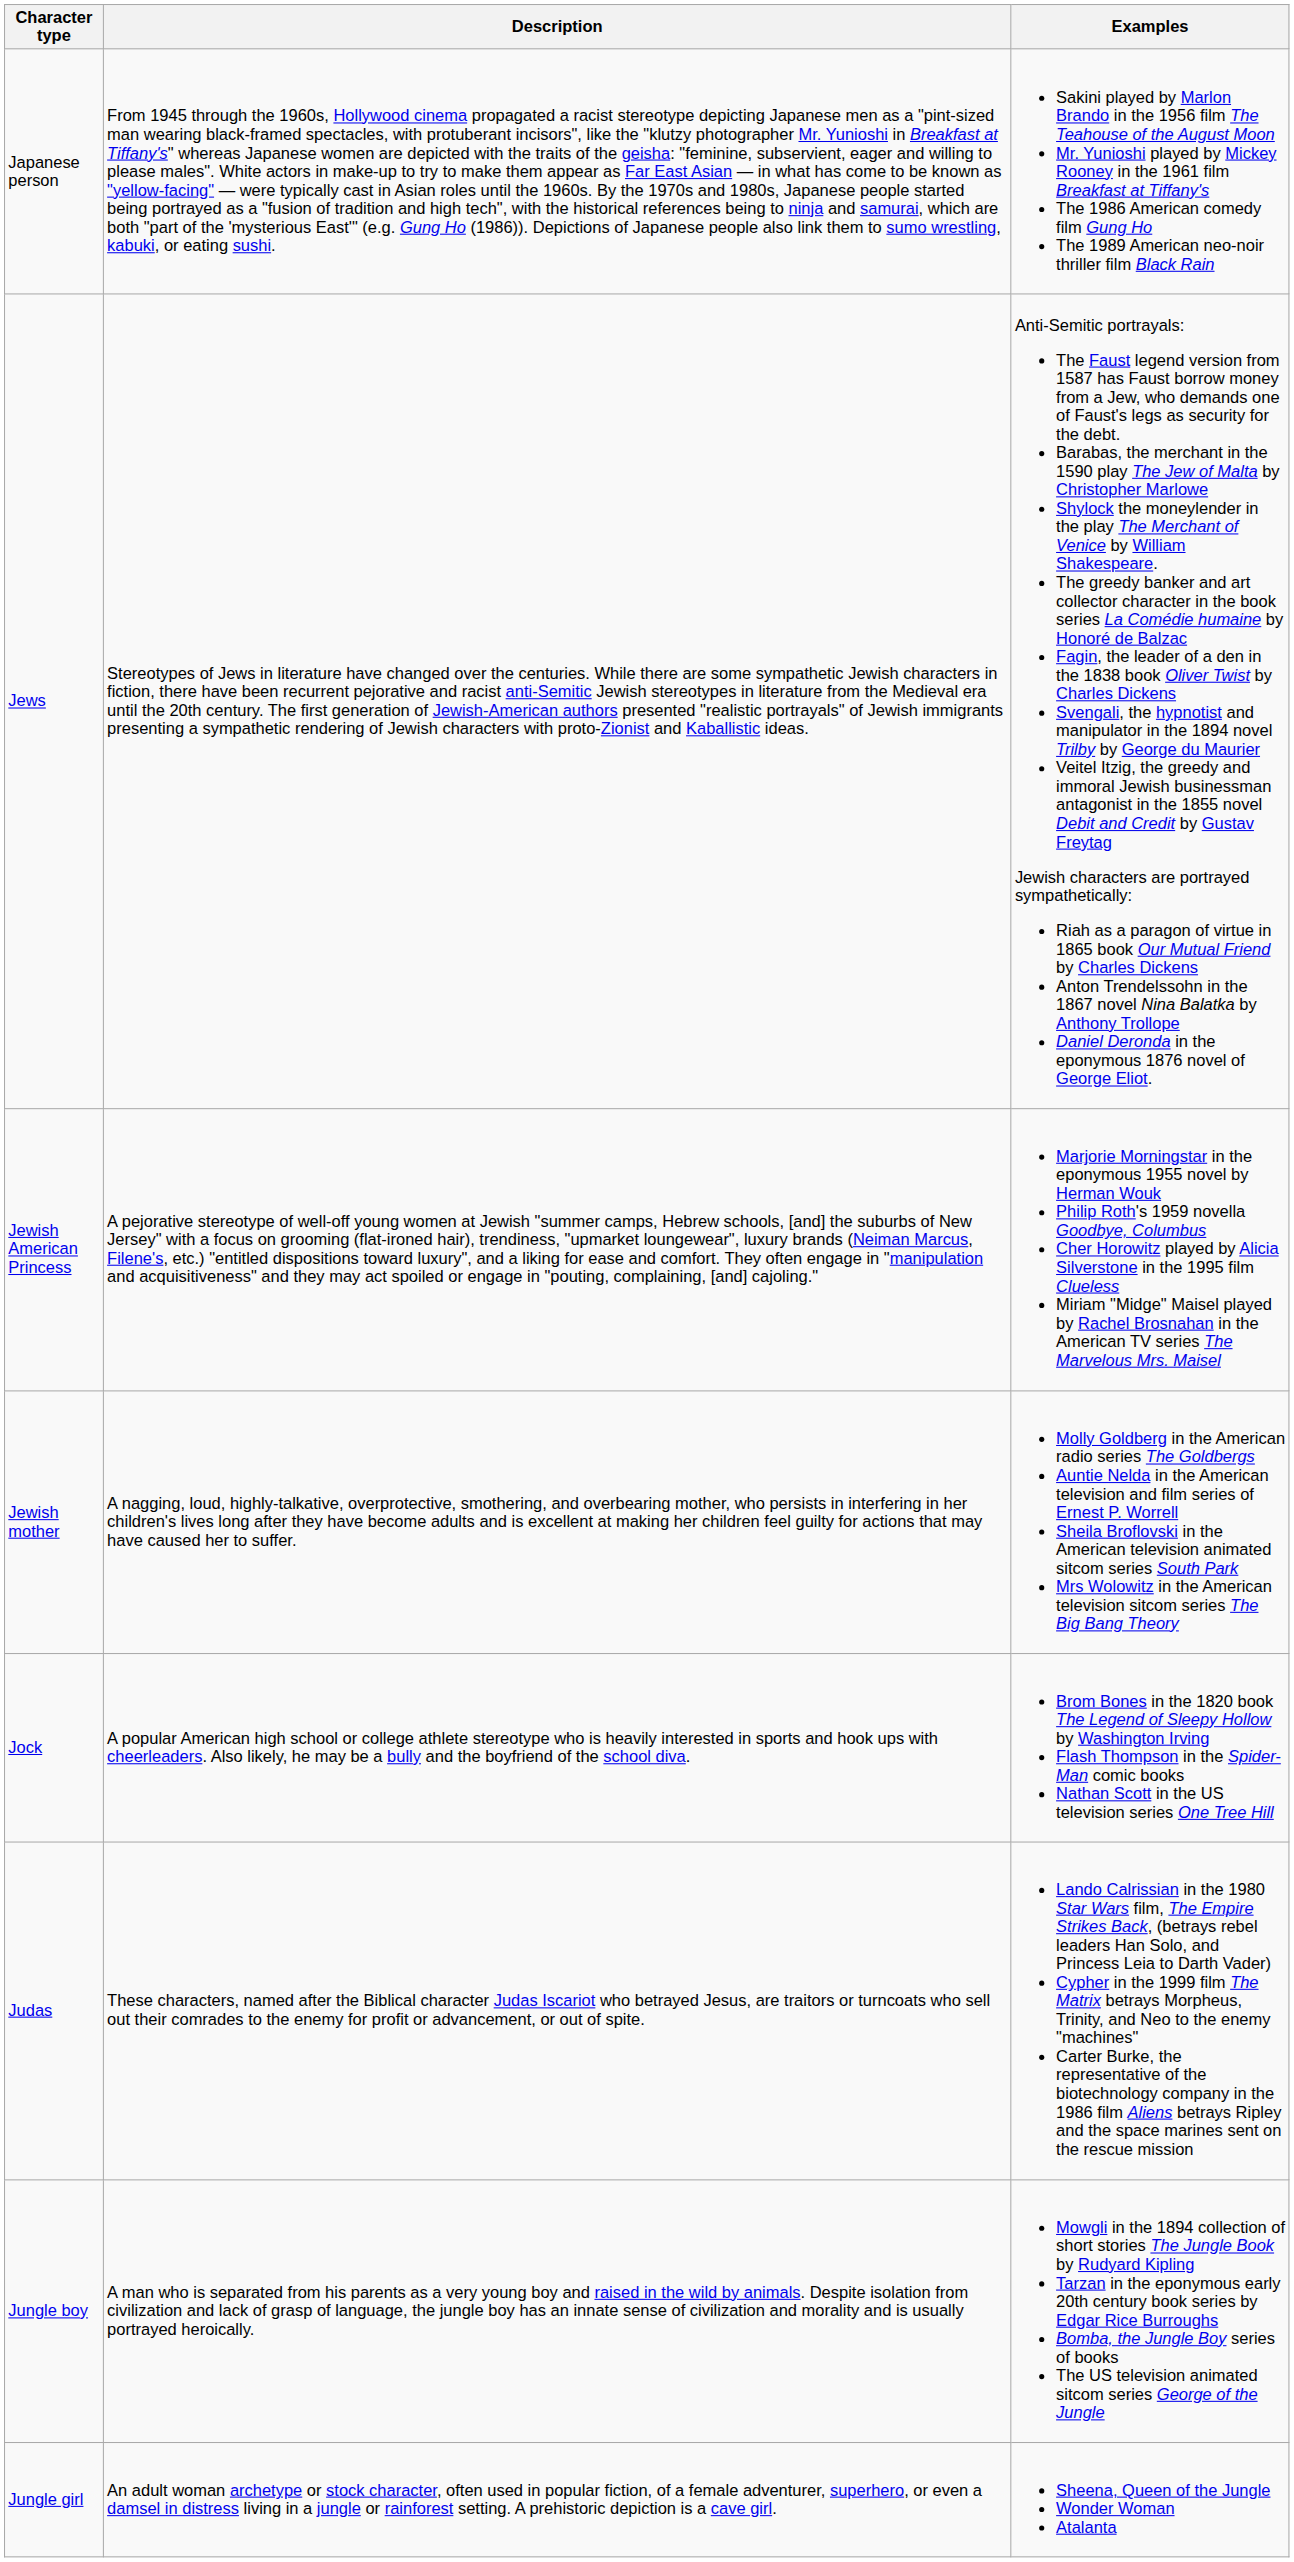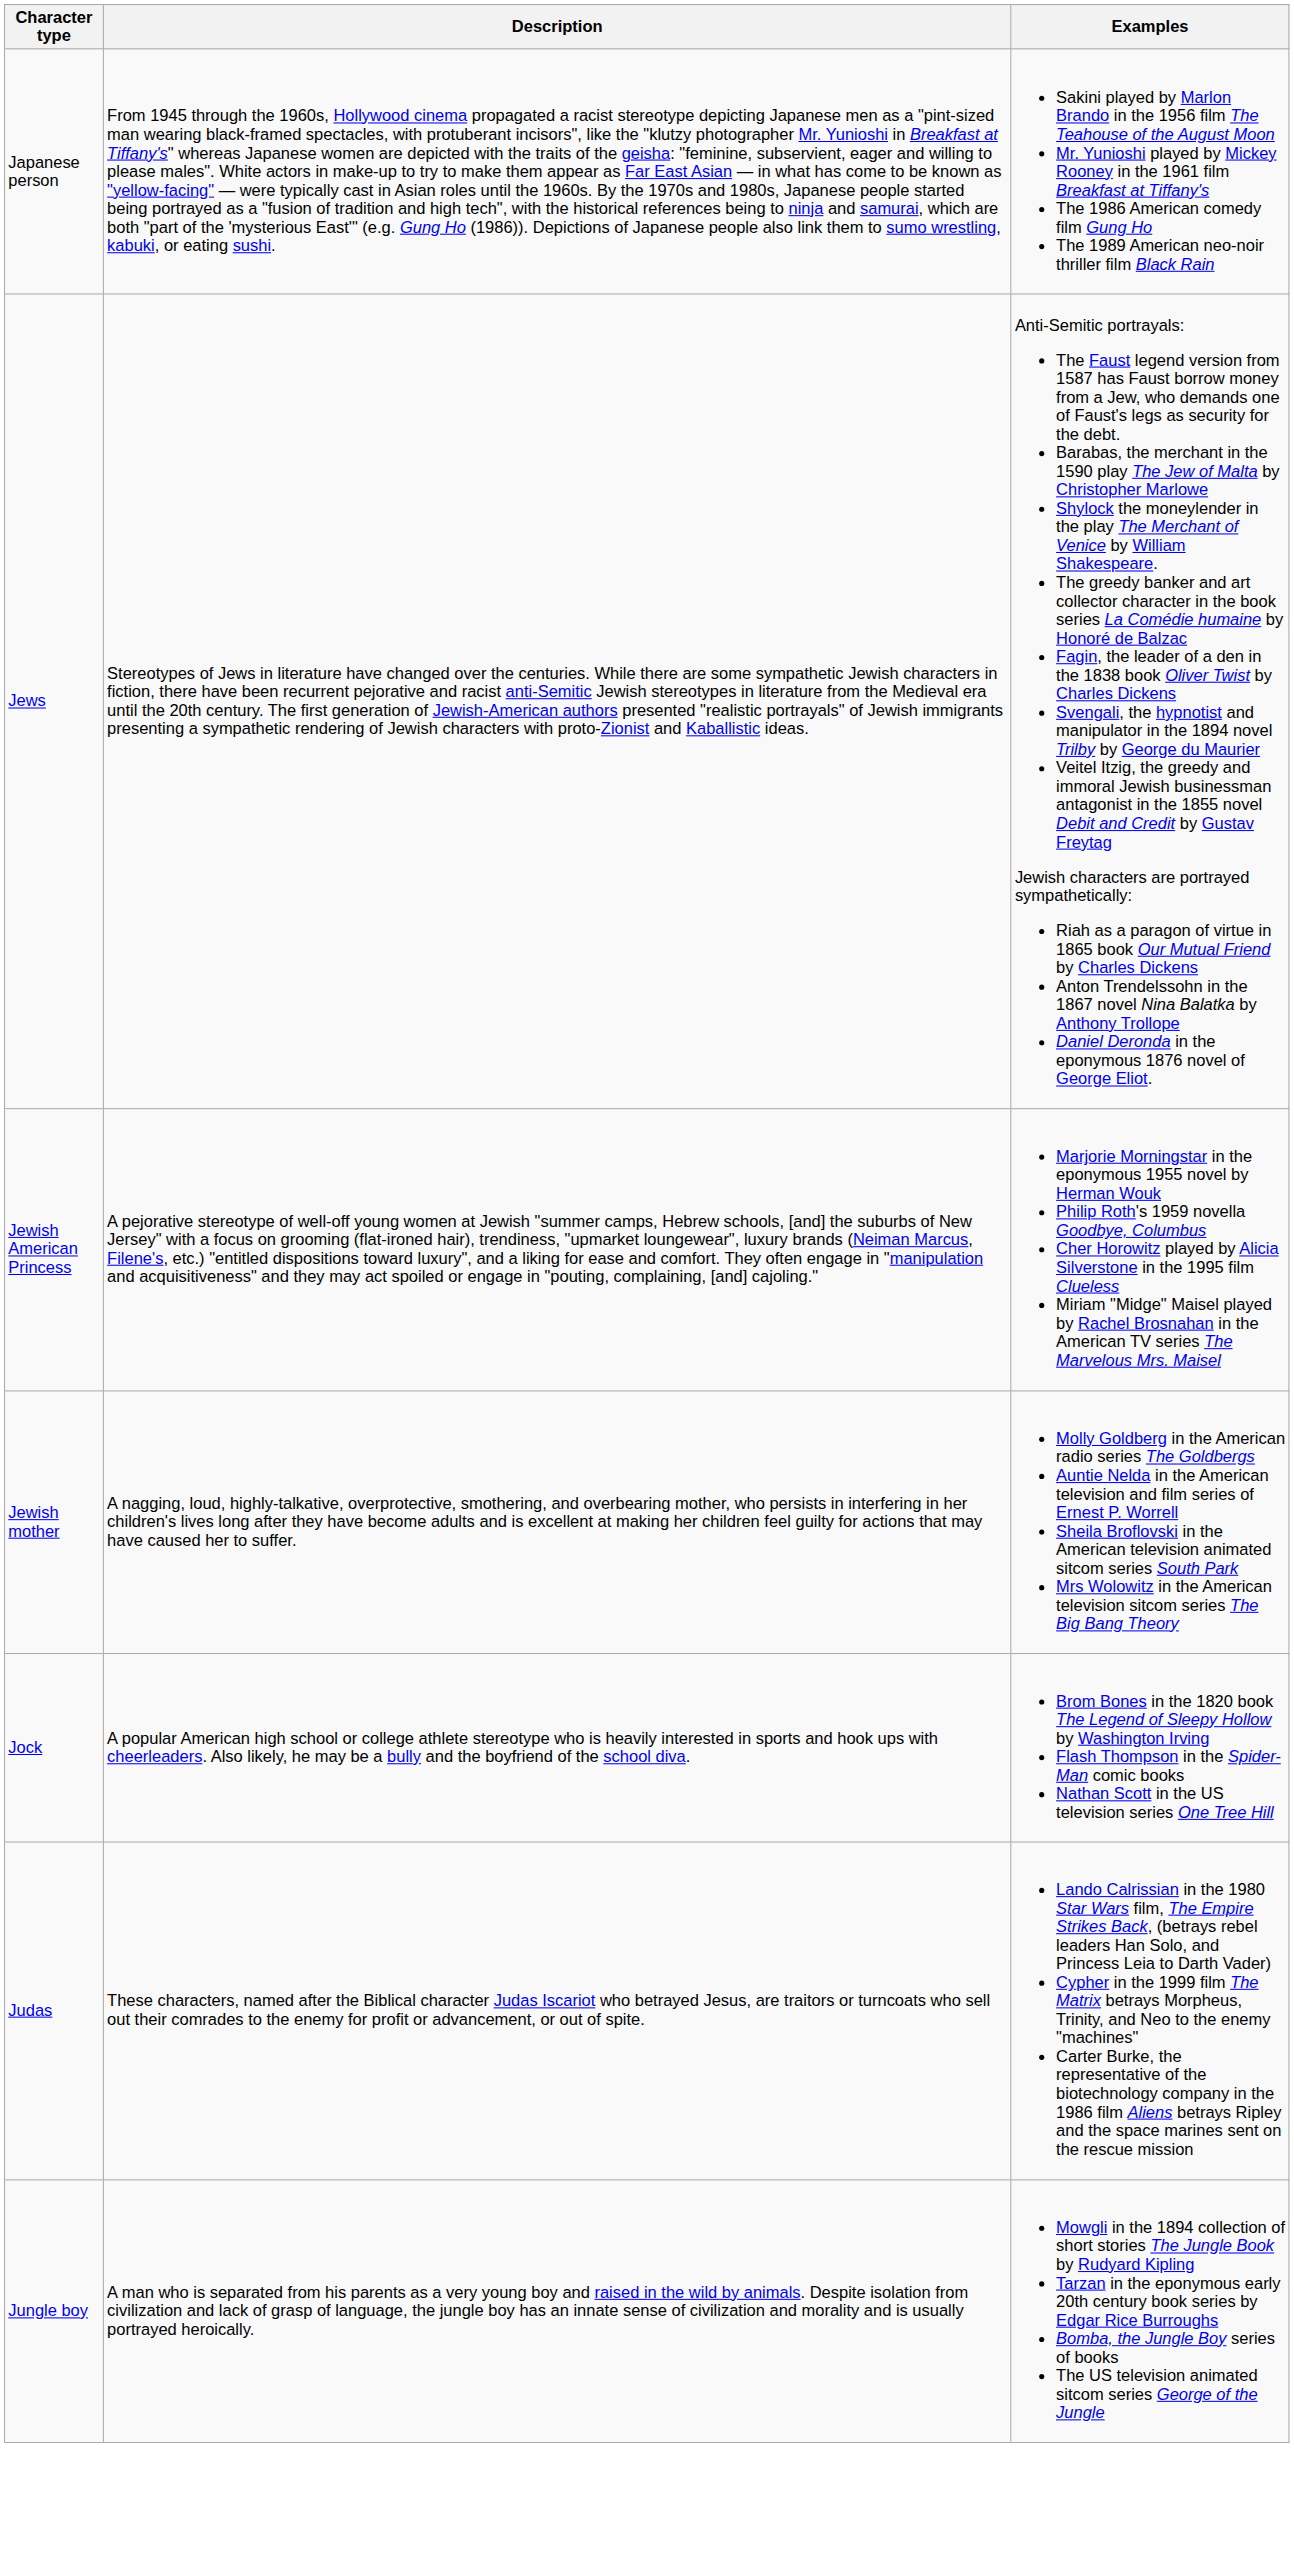- row: (46, 2499)
